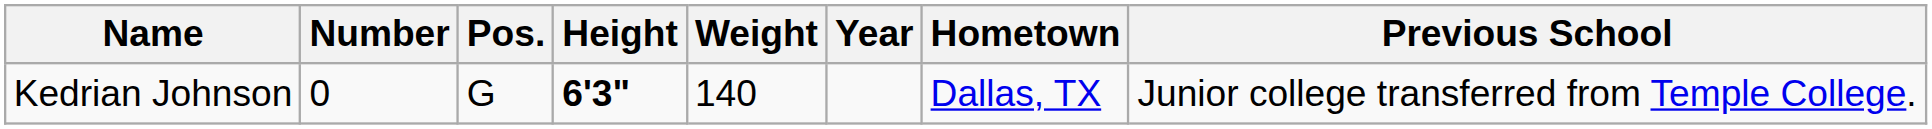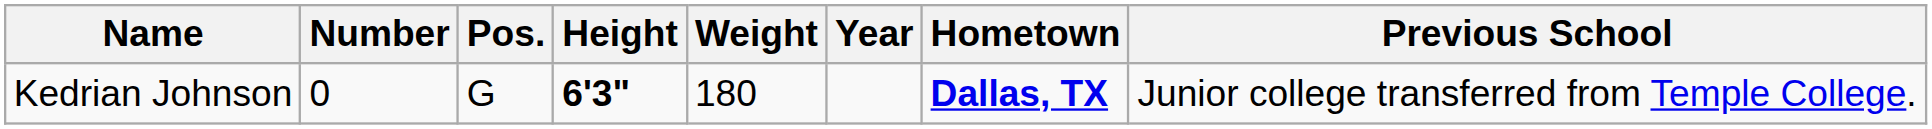(726, 92) 140 -> (726, 92) 180
(1016, 92) normal -> (1019, 92) bold
